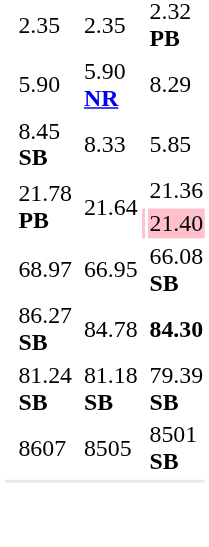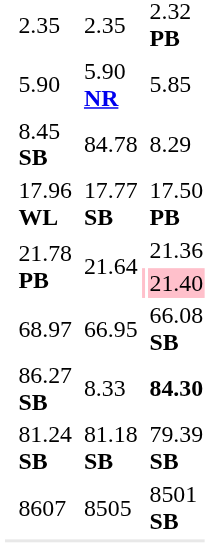(170, 84) 8.29 -> (170, 84) 5.85
(105, 144) 8.33 -> (111, 144) 84.78
(170, 144) 5.85 -> (170, 144) 8.29
+ row: (6, 204)
(111, 329) 84.78 -> (105, 388) 8.33
